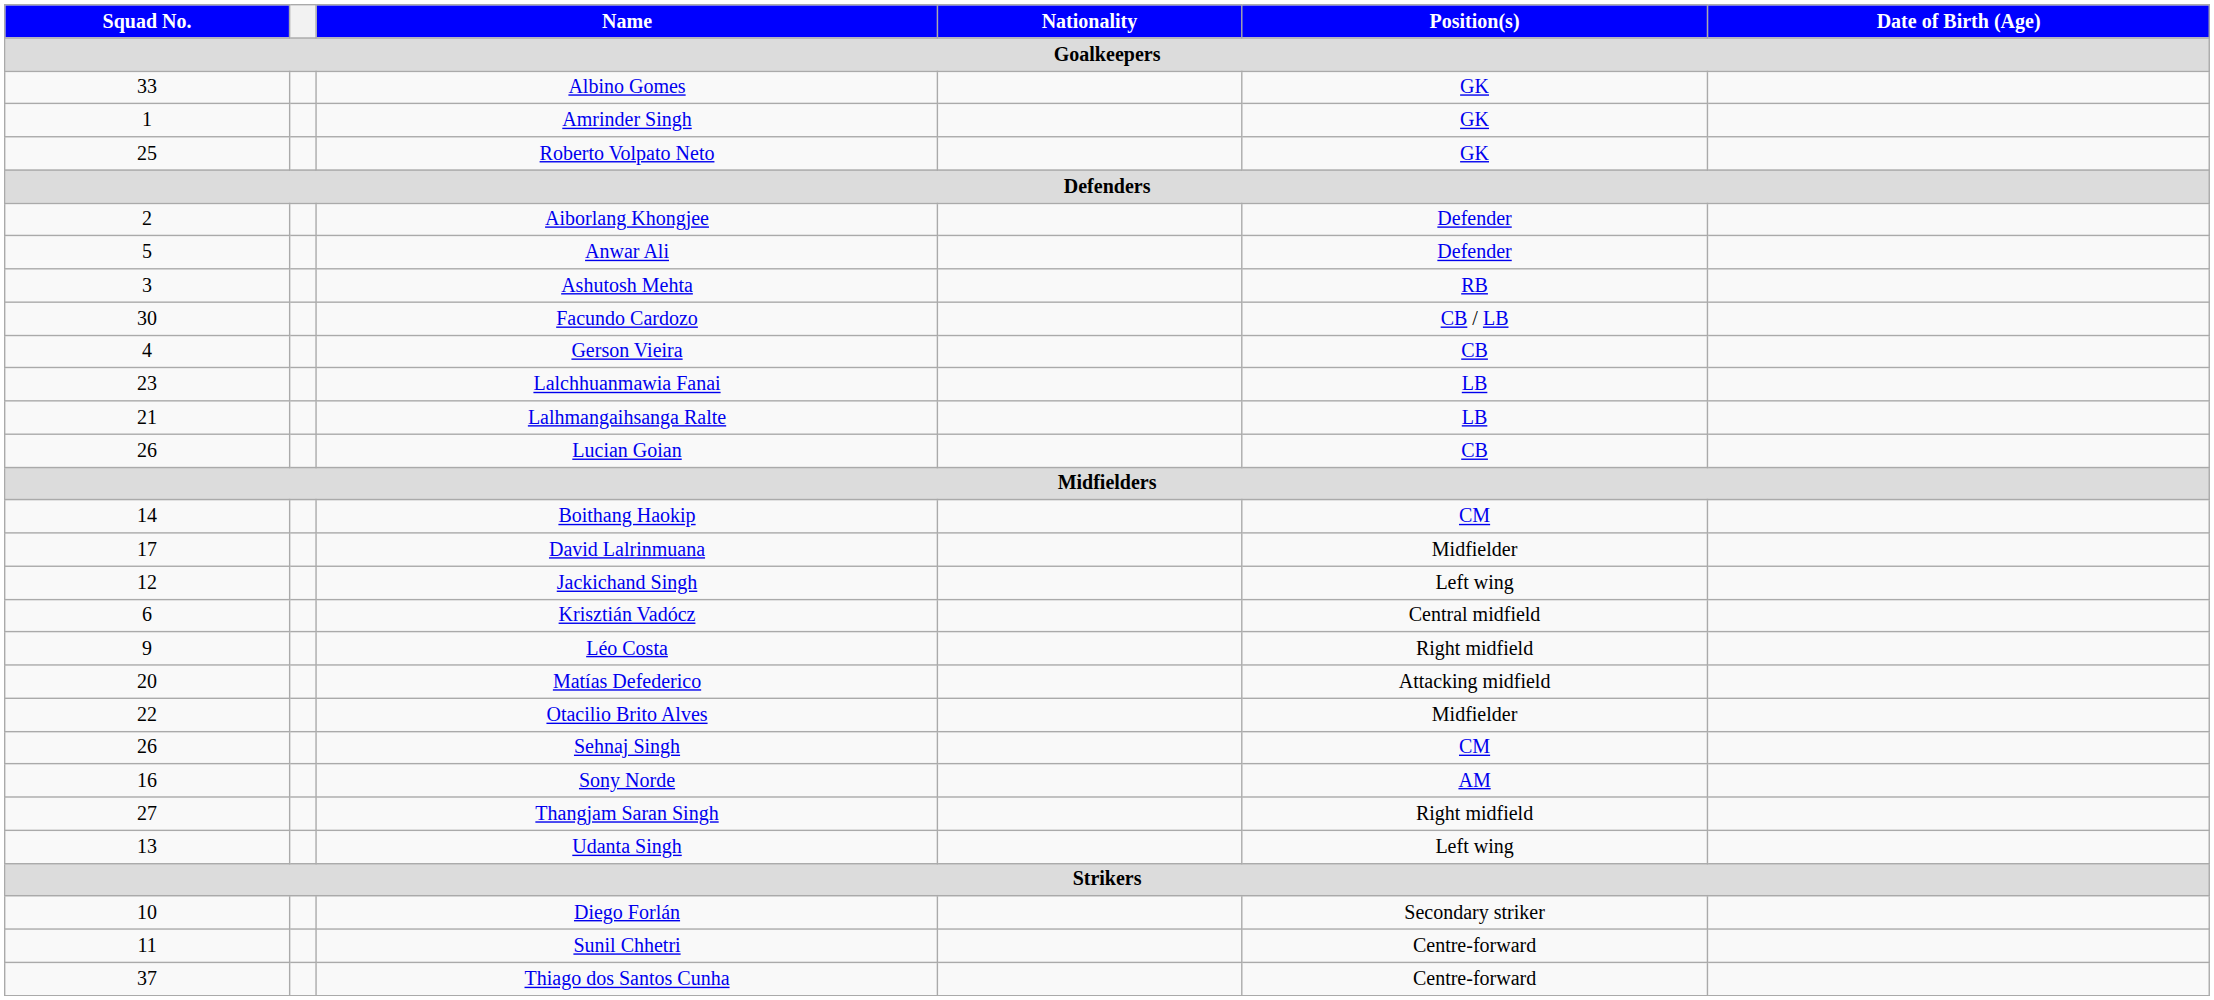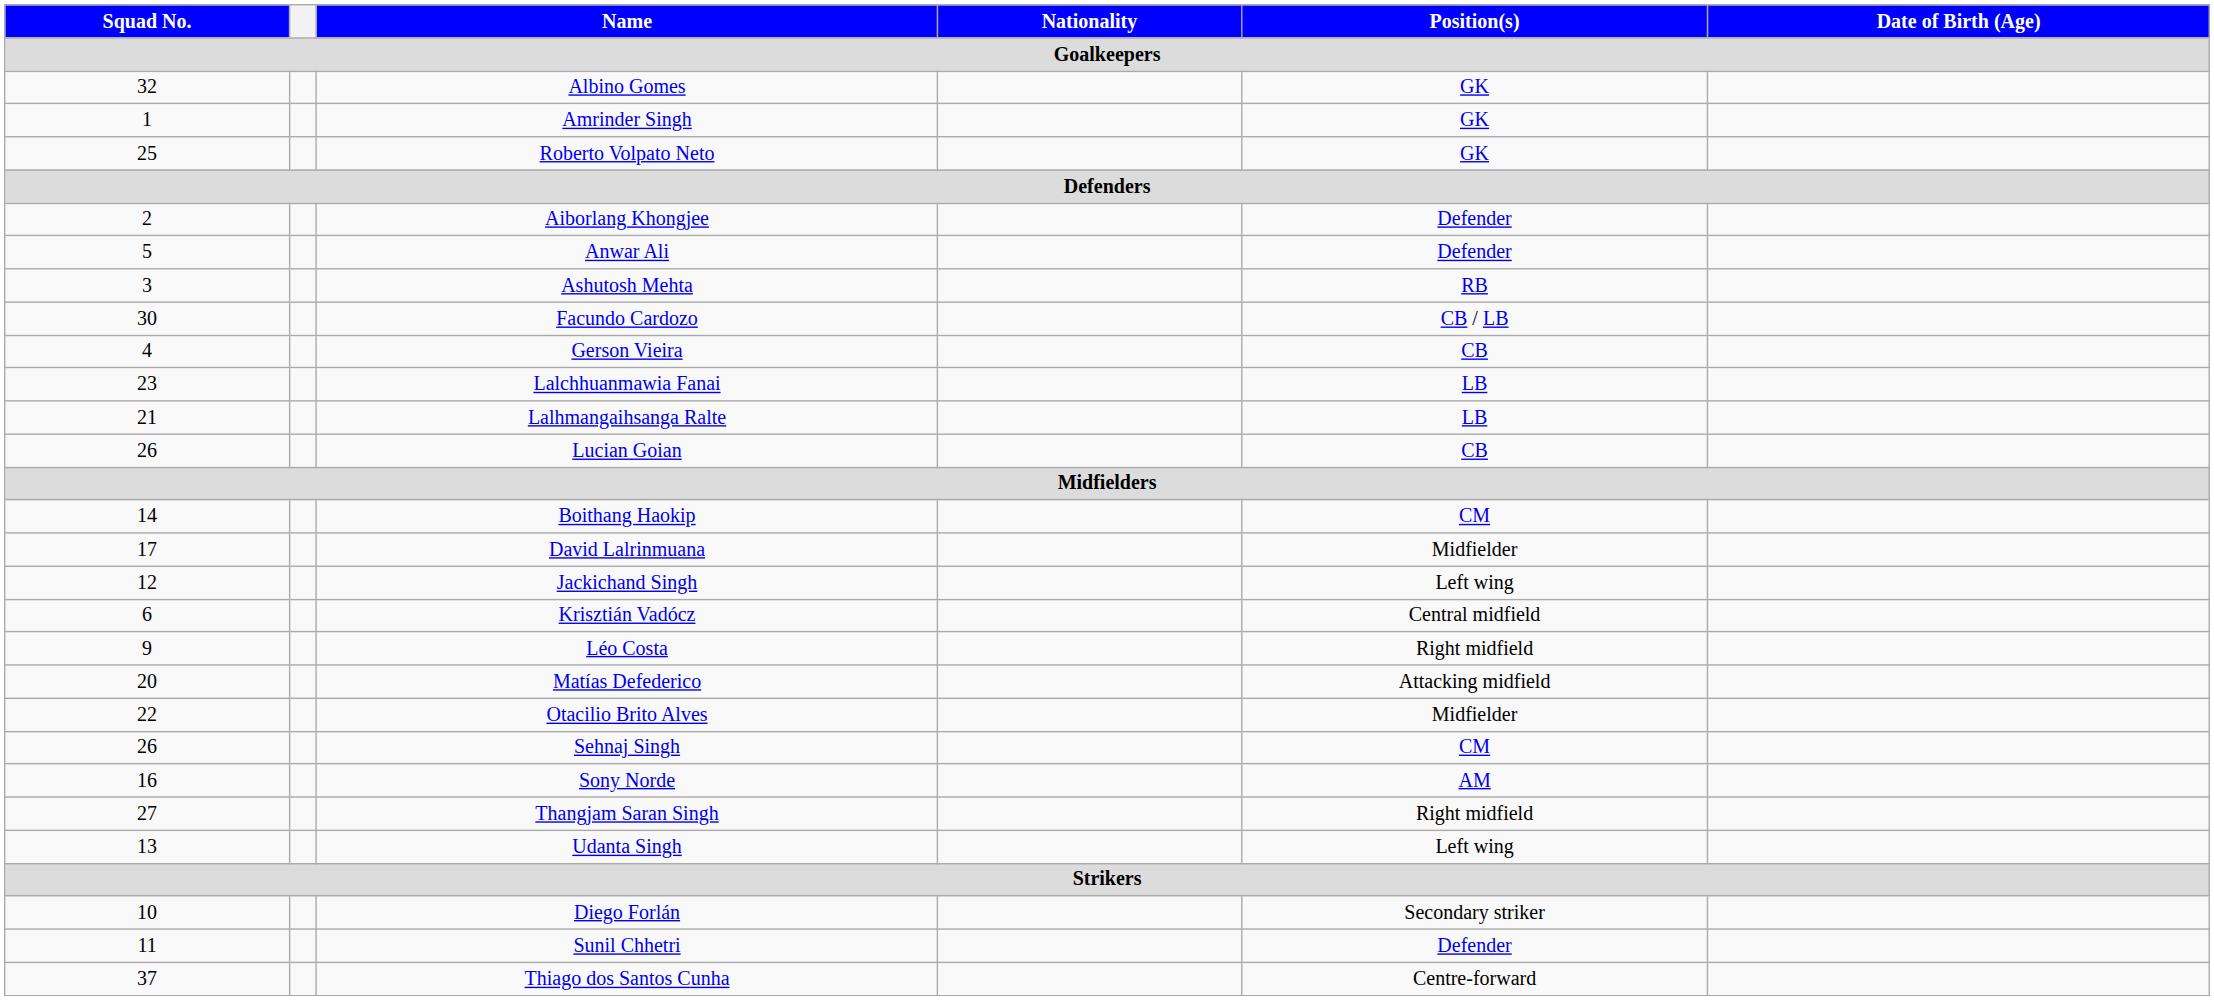(147, 87) 33 -> (147, 87) 32
(1475, 945) Centre-forward -> (1475, 945) Defender
